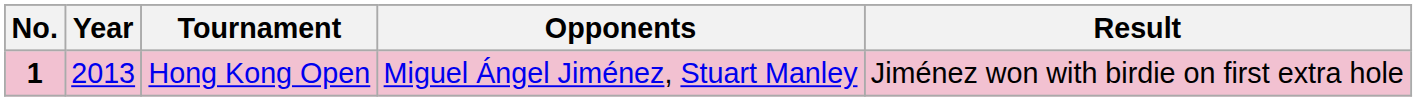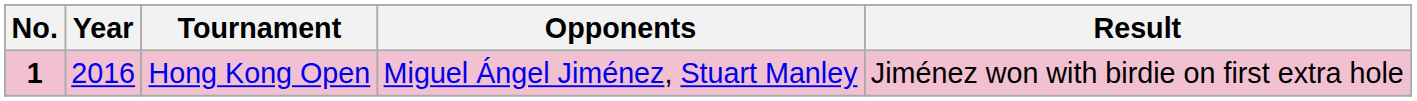(103, 73) 2013 -> (103, 73) 2016
